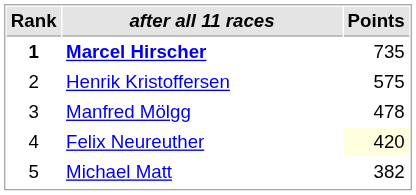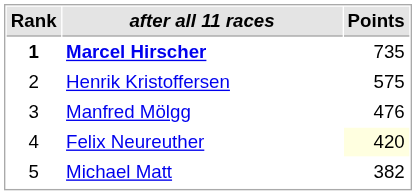(389, 112) 478 -> (389, 112) 476
